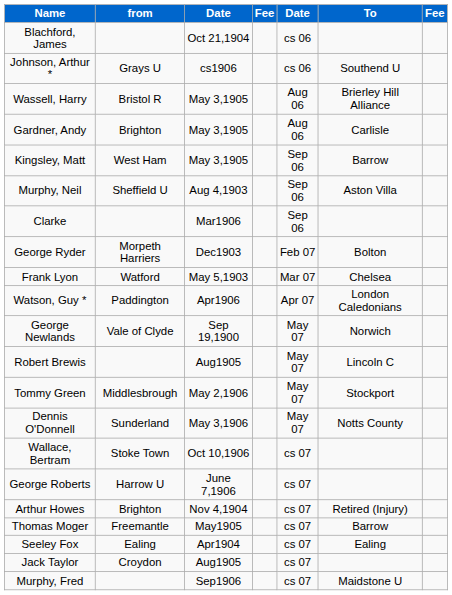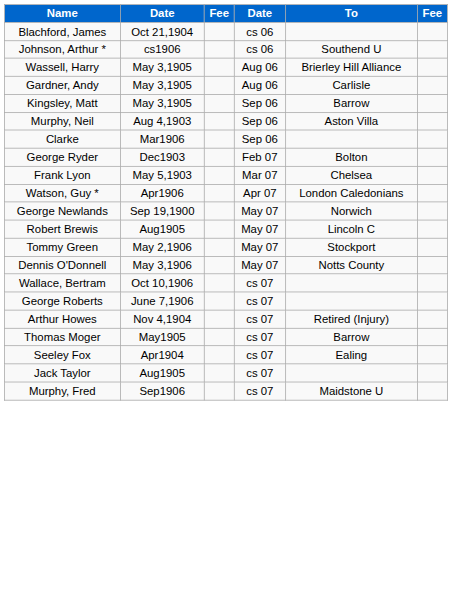- column: (140, 14)
